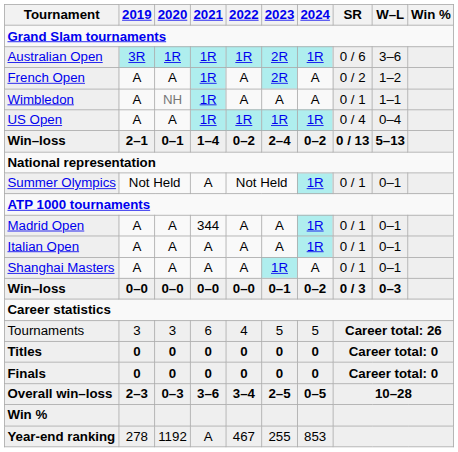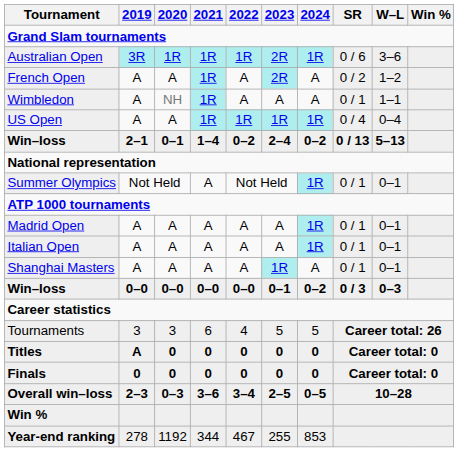(208, 225) 344 -> (208, 225) A
(137, 352) 0 -> (137, 352) A
(208, 436) A -> (208, 436) 344
